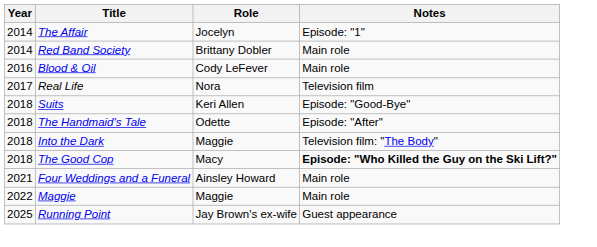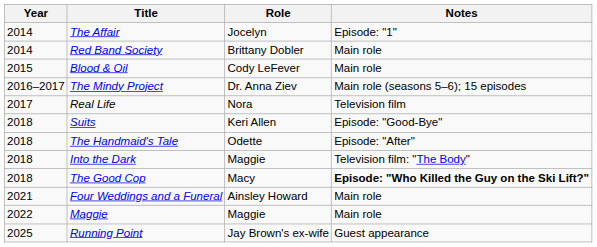(20, 68) 2016 -> (20, 68) 2015
+ row: (116, 86)
